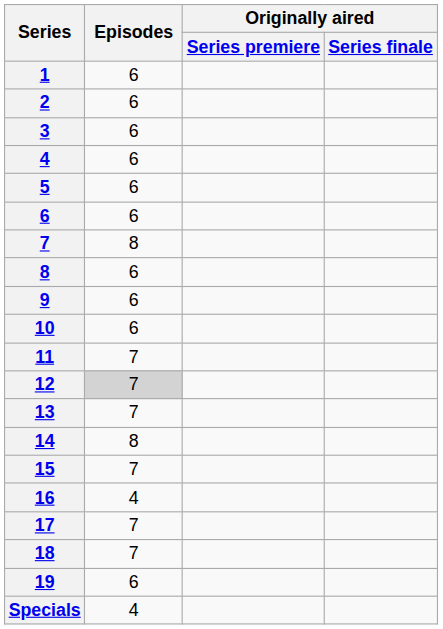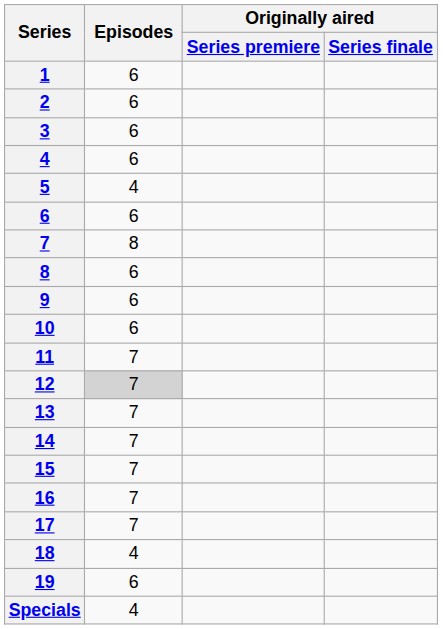(134, 187) 6 -> (134, 187) 4
(134, 441) 8 -> (134, 441) 7
(134, 497) 4 -> (134, 497) 7
(134, 553) 7 -> (134, 553) 4
